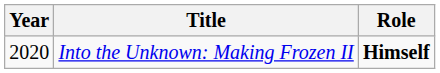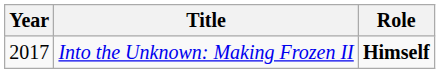(29, 52) 2020 -> (29, 52) 2017
